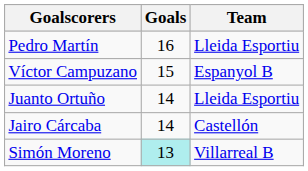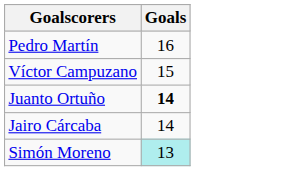- column: (247, 17)
(166, 98) normal -> (166, 98) bold
